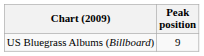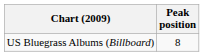(178, 42) 9 -> (178, 42) 8
